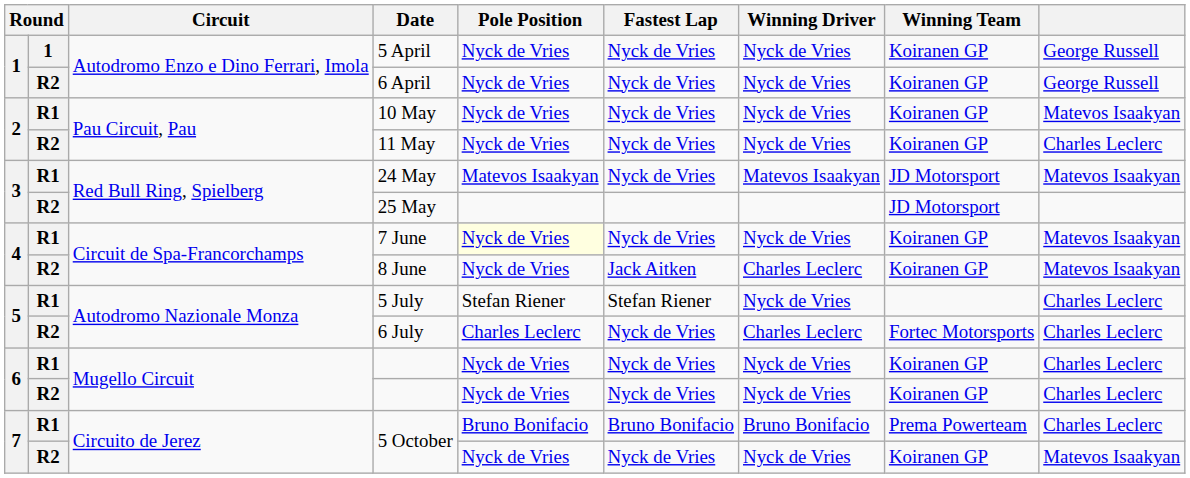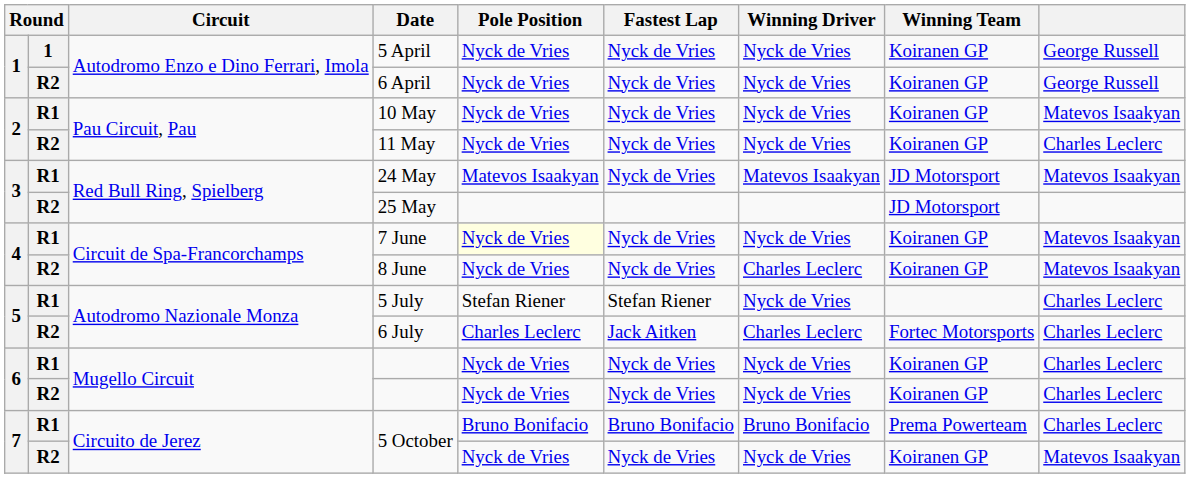(652, 269) Jack Aitken -> (661, 269) Nyck de Vries
(661, 331) Nyck de Vries -> (652, 331) Jack Aitken
